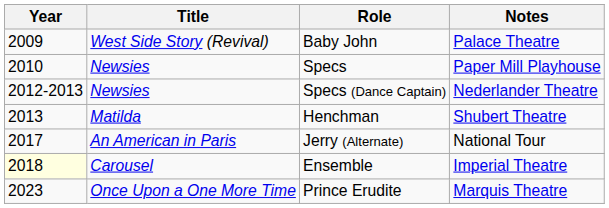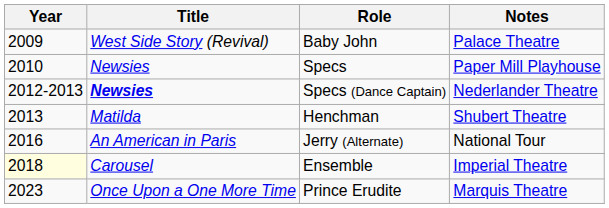(120, 91) normal -> (122, 91) bold
(26, 141) 2017 -> (26, 141) 2016
